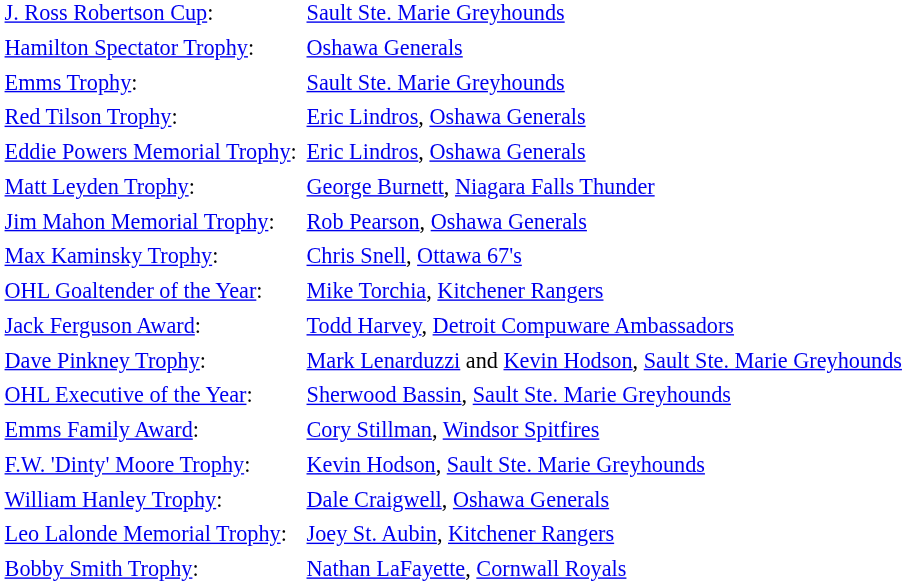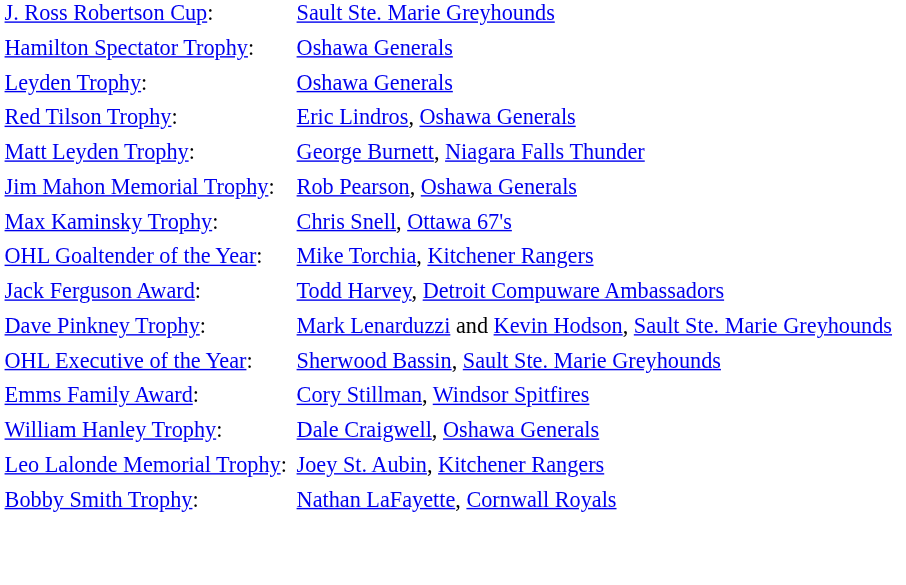+ row: (76, 82)
- row: (71, 82)
- row: (151, 151)
- row: (127, 464)
